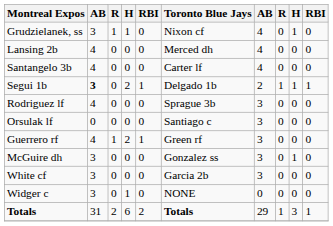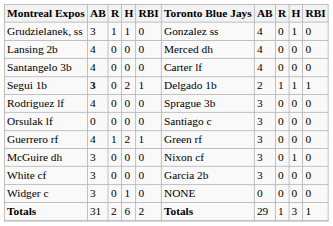(184, 31) Nixon cf -> (191, 31) Gonzalez ss
(191, 157) Gonzalez ss -> (184, 157) Nixon cf
